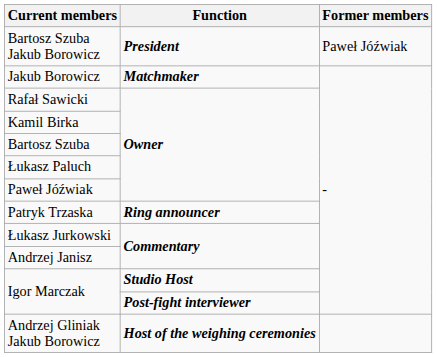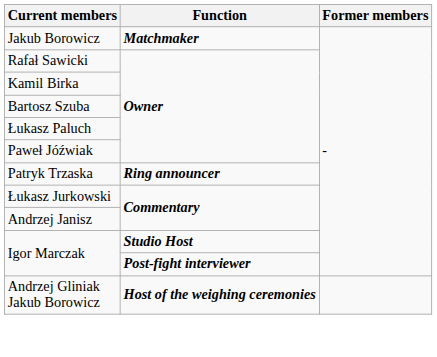- row: (54, 46)
